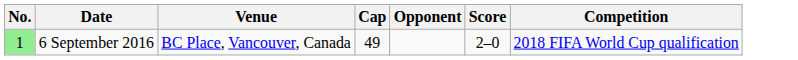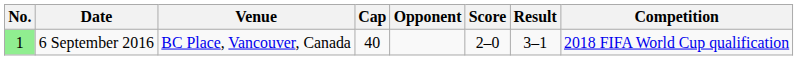+ column: (535, 17)
(372, 42) 49 -> (372, 42) 40
